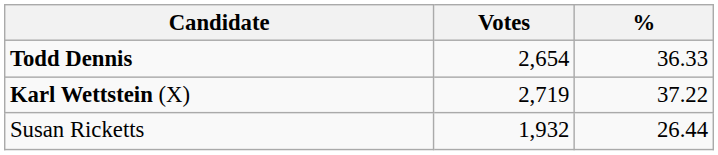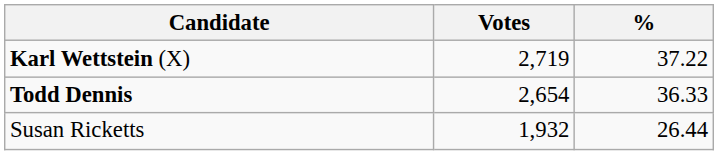rows swapped: (100, 94) <-> (71, 58)
